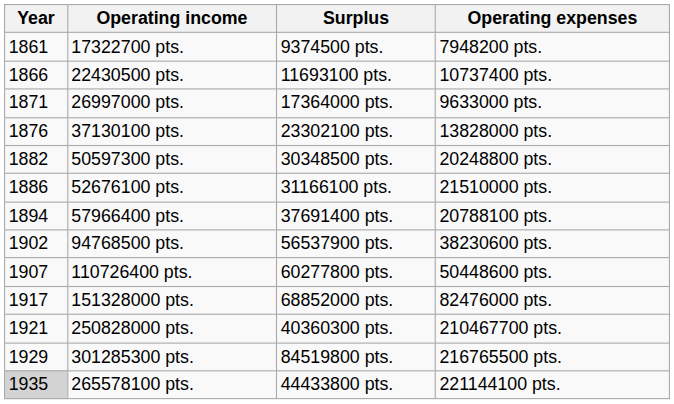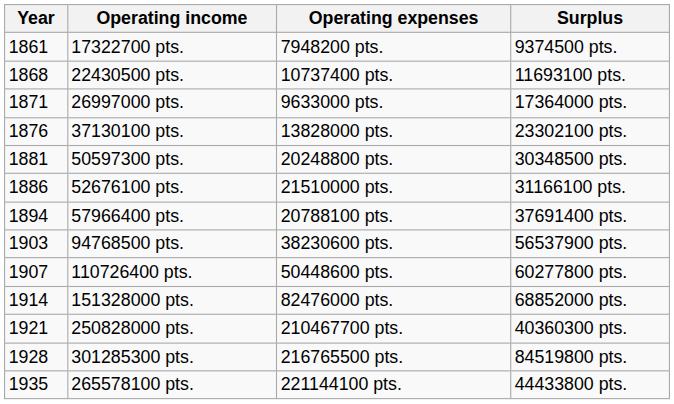columns swapped: (552, 18) <-> (356, 18)
(28, 74) 1866 -> (28, 74) 1868
(28, 159) 1882 -> (28, 159) 1881
(28, 243) 1902 -> (28, 243) 1903
(28, 300) 1917 -> (28, 300) 1914
(28, 356) 1929 -> (28, 356) 1928
(28, 384) lightgrey background -> (28, 384) no background
